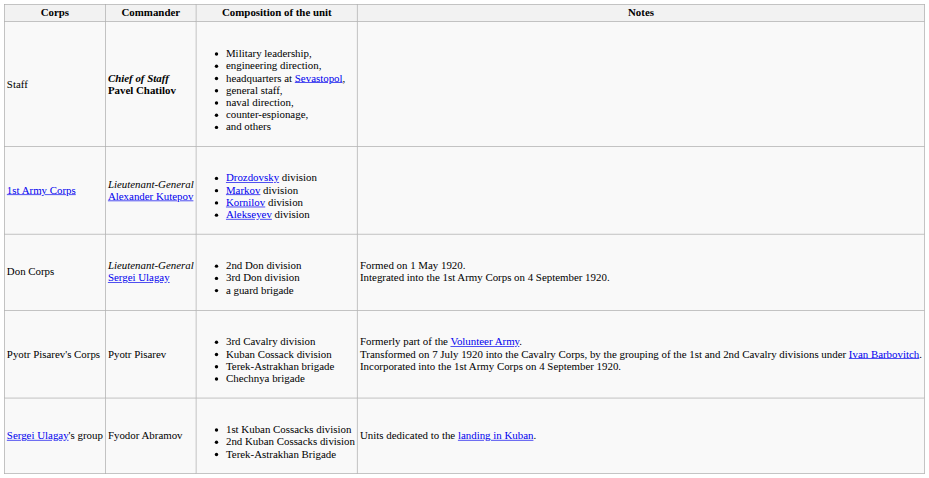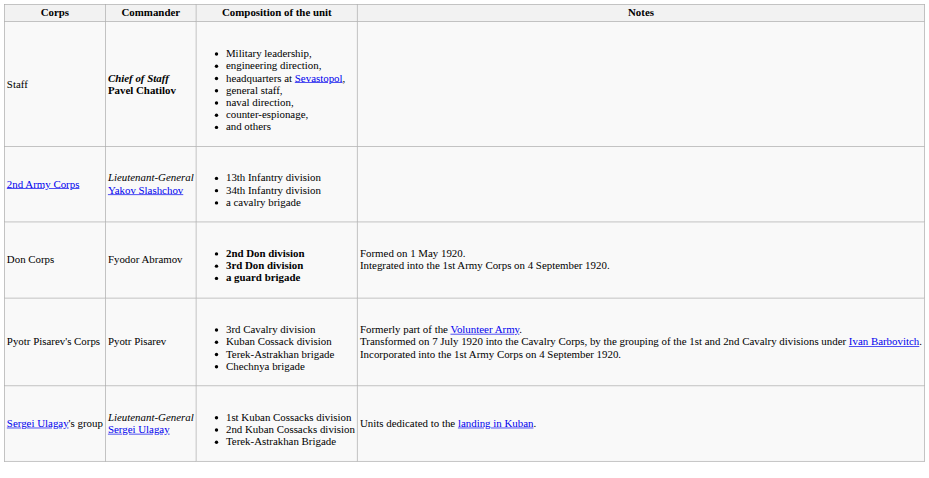- row: (41, 190)
+ row: (43, 184)
(151, 272) Lieutenant-General Sergei Ulagay -> (145, 260) Fyodor Abramov
(277, 278) normal -> (277, 266) bold
(145, 436) Fyodor Abramov -> (151, 423) Lieutenant-General Sergei Ulagay
